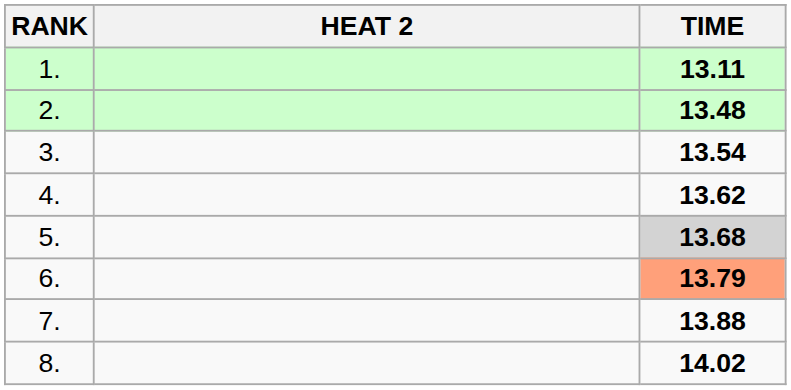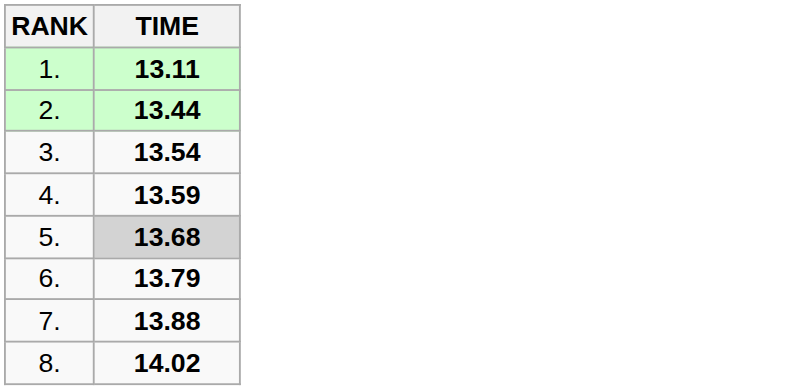- column: (367, 26)
(712, 111) 13.48 -> (167, 111) 13.44
(712, 195) 13.62 -> (167, 195) 13.59
(712, 279) lightsalmon background -> (167, 279) no background
